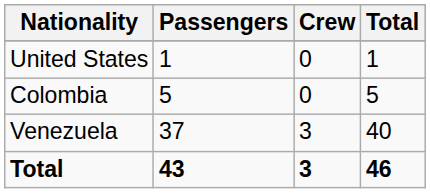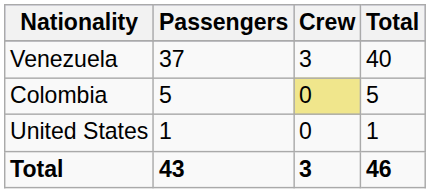rows swapped: (64, 132) <-> (79, 59)
(305, 95) no background -> (305, 95) khaki background
